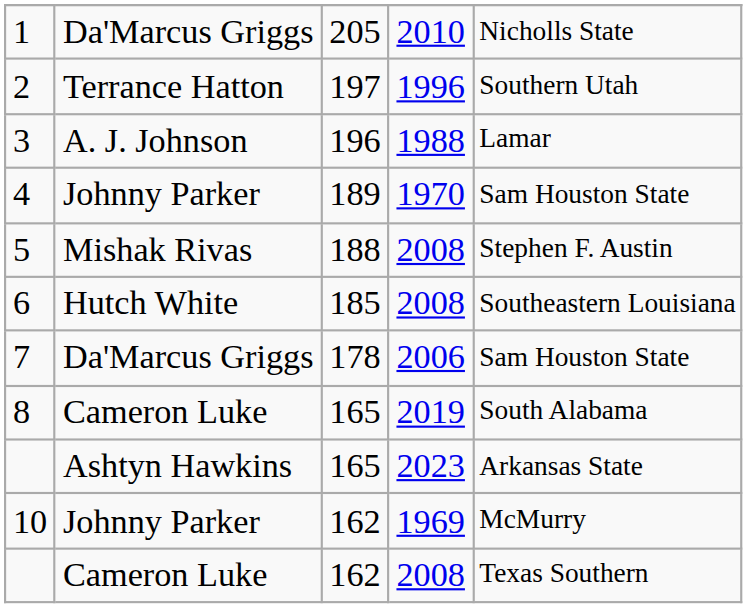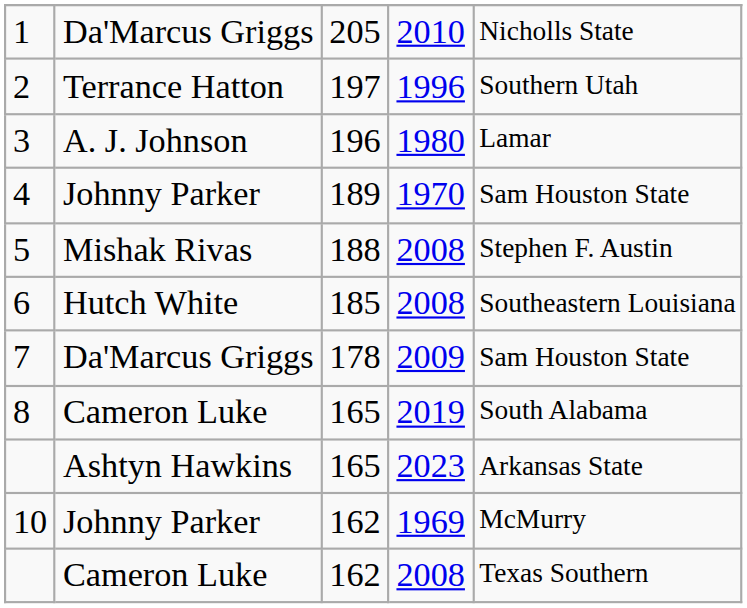(431, 140) 1988 -> (431, 140) 1980
(431, 357) 2006 -> (431, 357) 2009
